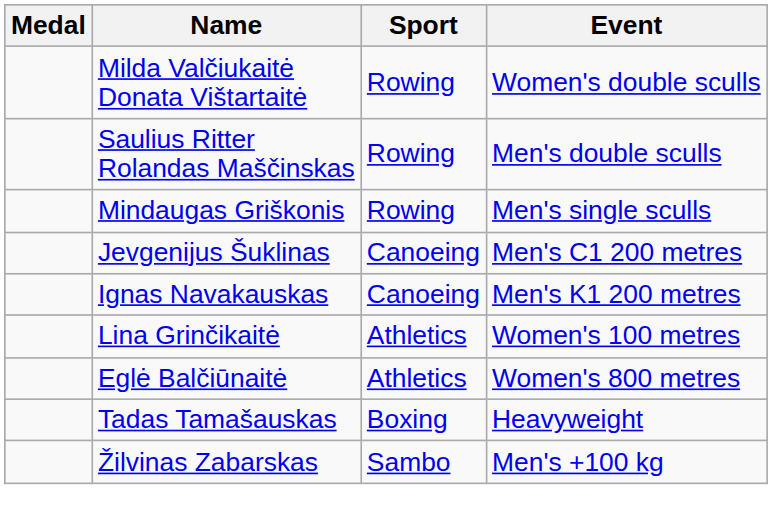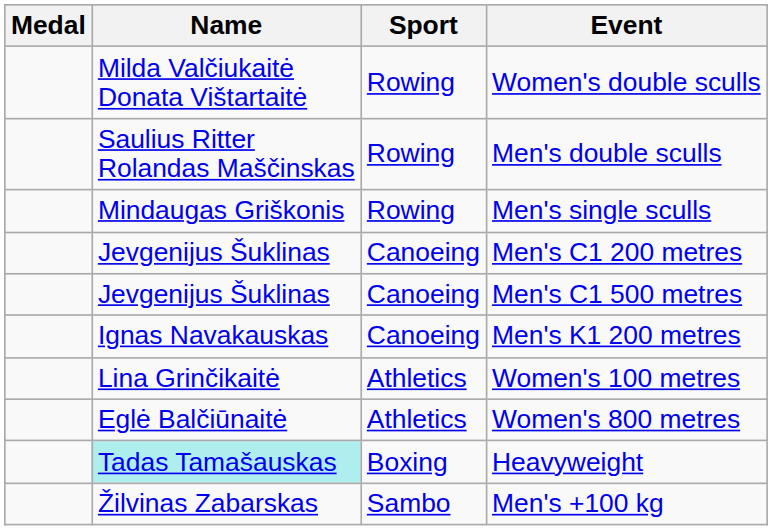+ row: (617, 294)
(217, 419) no background -> (217, 461) paleturquoise background
